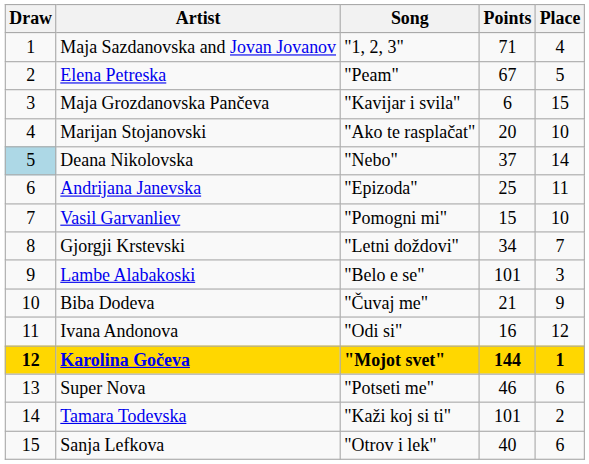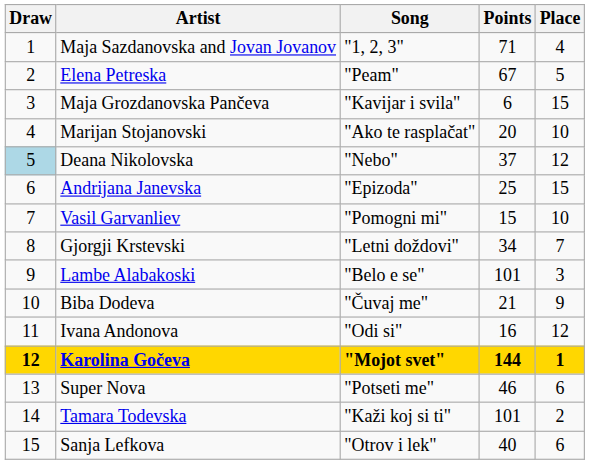(560, 160) 14 -> (560, 160) 12
(560, 189) 11 -> (560, 189) 15
